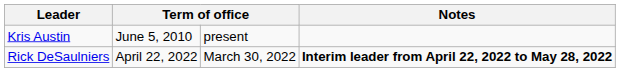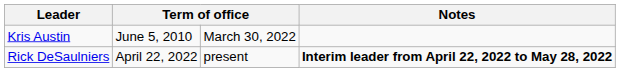(226, 36) present -> (250, 36) March 30, 2022
(250, 57) March 30, 2022 -> (226, 57) present
